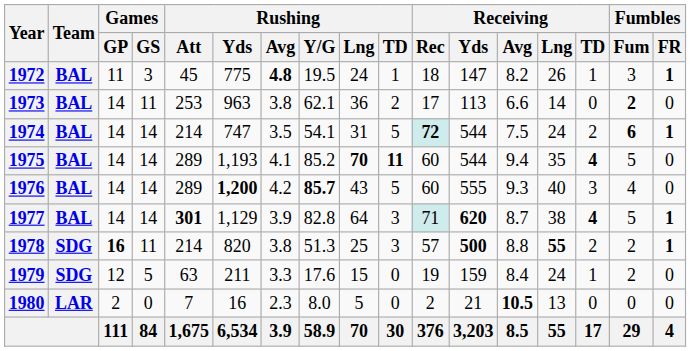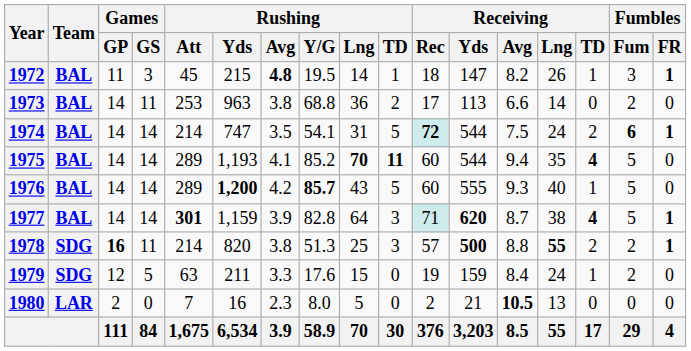(237, 75) 775 -> (237, 75) 215
(359, 75) 24 -> (359, 75) 14
(319, 103) 62.1 -> (319, 103) 68.8
(631, 103) bold -> (631, 103) normal
(593, 189) 3 -> (593, 189) 1
(631, 189) 4 -> (631, 189) 5
(237, 217) 1,129 -> (237, 217) 1,159
